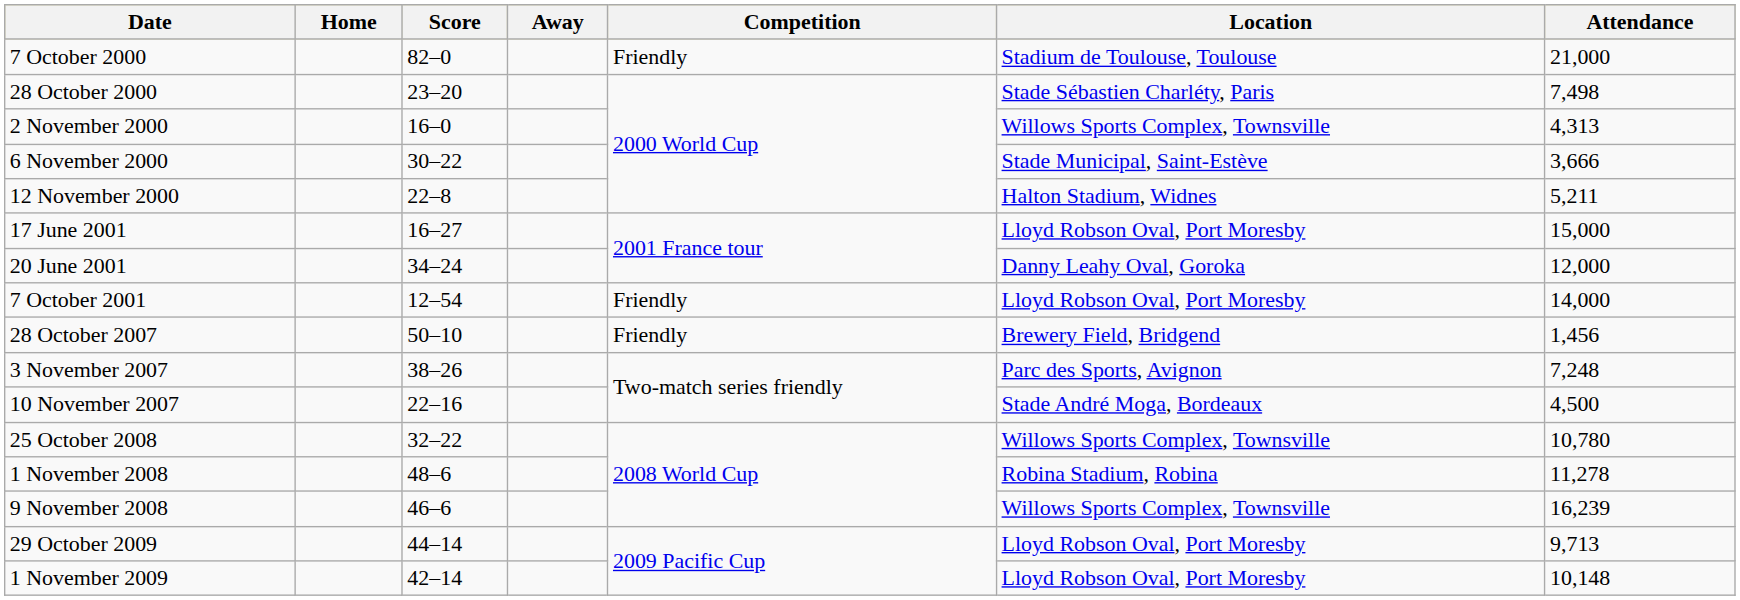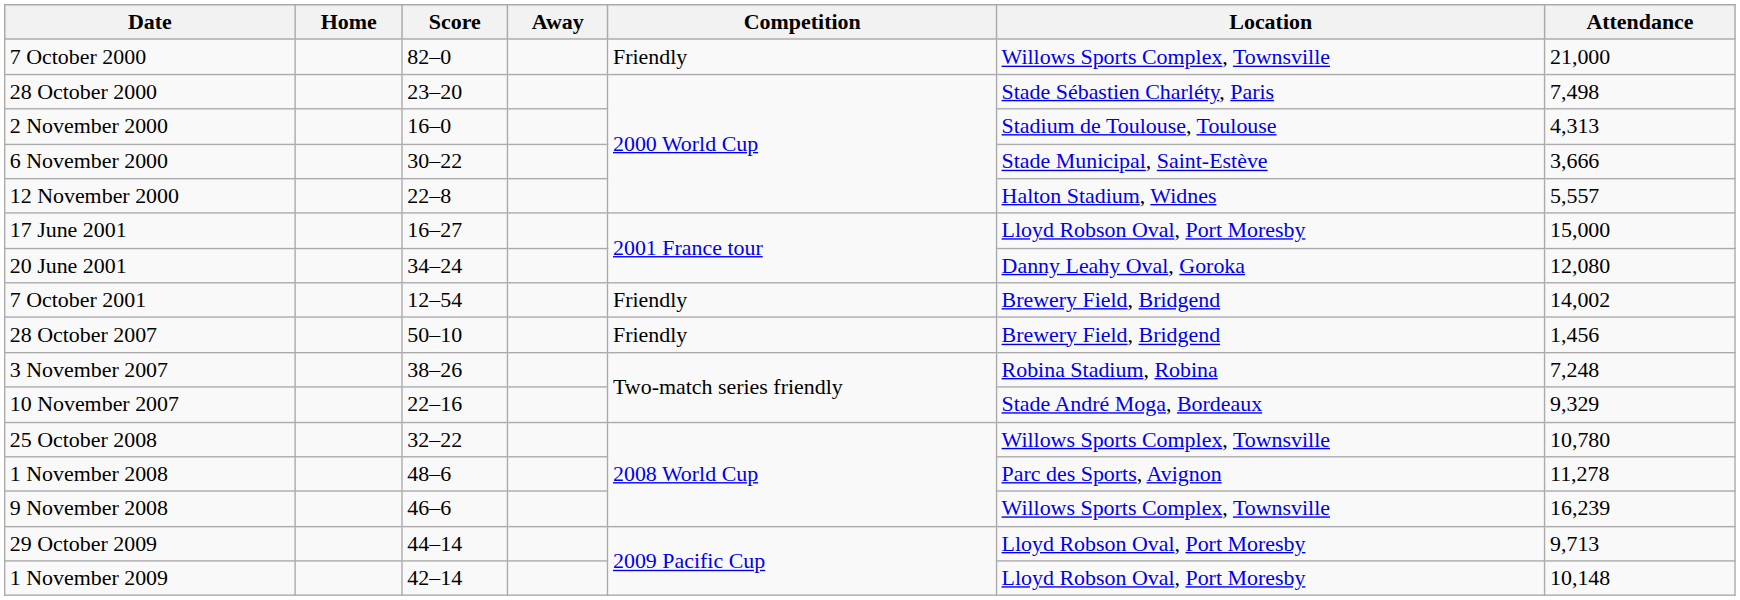(1139, 56) Stadium de Toulouse, Toulouse -> (1166, 56) Willows Sports Complex, Townsville
(1166, 126) Willows Sports Complex, Townsville -> (1139, 126) Stadium de Toulouse, Toulouse
(1574, 195) 5,211 -> (1575, 195) 5,557
(1580, 265) 12,000 -> (1580, 265) 12,080
(1153, 299) Lloyd Robson Oval, Port Moresby -> (1111, 299) Brewery Field, Bridgend
(1580, 299) 14,000 -> (1580, 299) 14,002
(1112, 369) Parc des Sports, Avignon -> (1110, 369) Robina Stadium, Robina
(1575, 404) 4,500 -> (1575, 404) 9,329
(1110, 473) Robina Stadium, Robina -> (1112, 473) Parc des Sports, Avignon
